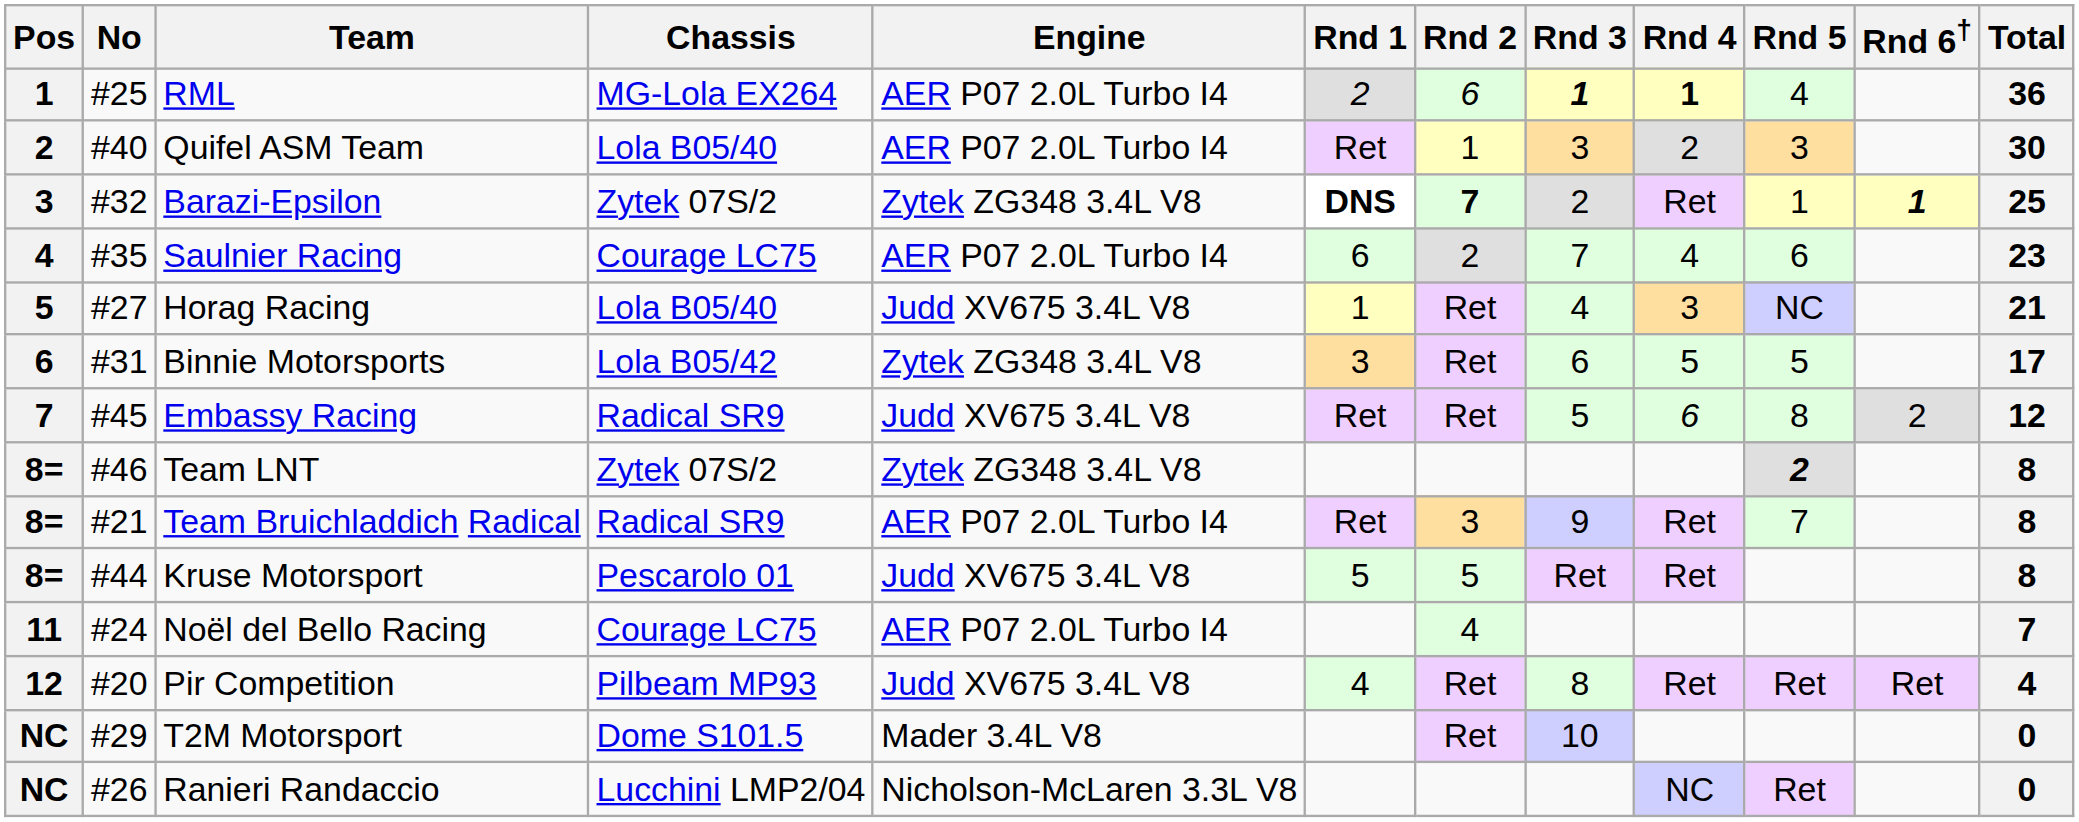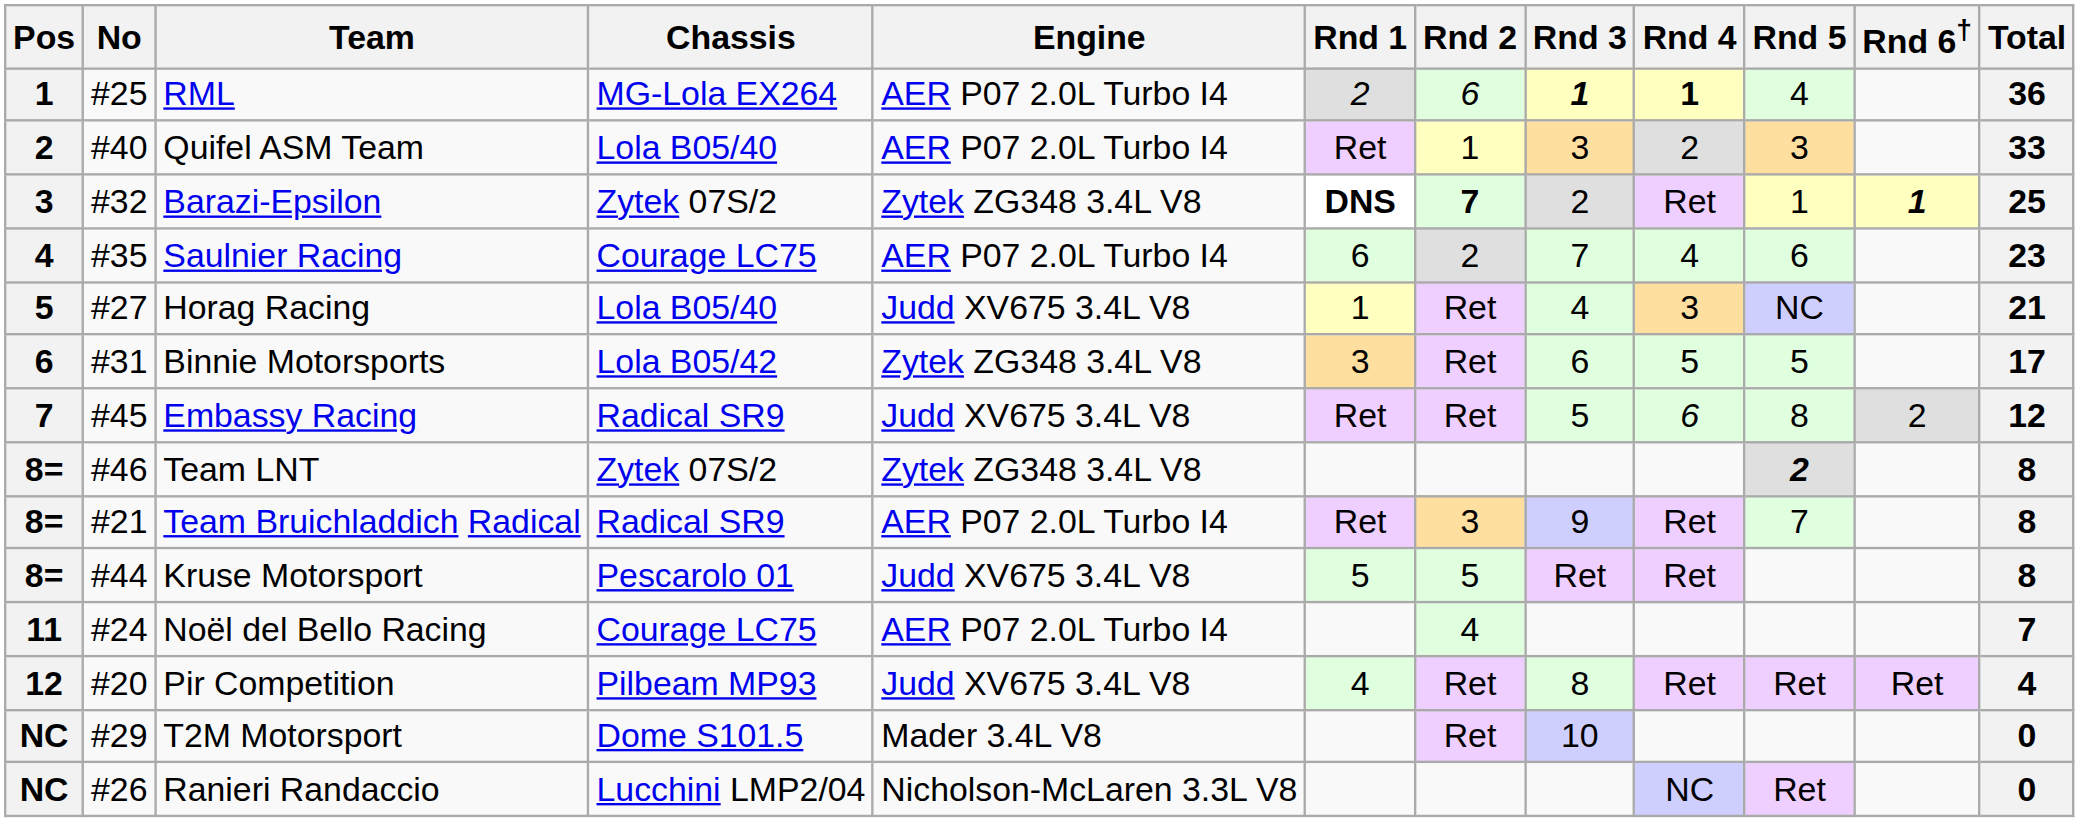(2027, 148) 30 -> (2027, 148) 33
